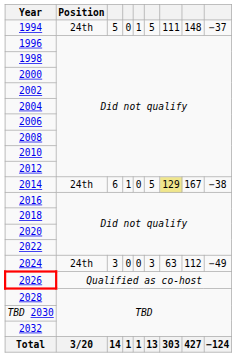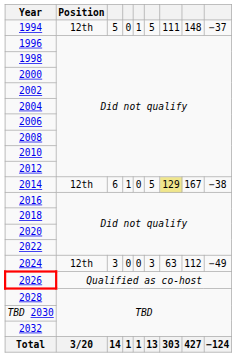(81, 28) 24th -> (81, 28) 12th
(81, 185) 24th -> (81, 185) 12th
(81, 263) 24th -> (81, 263) 12th
